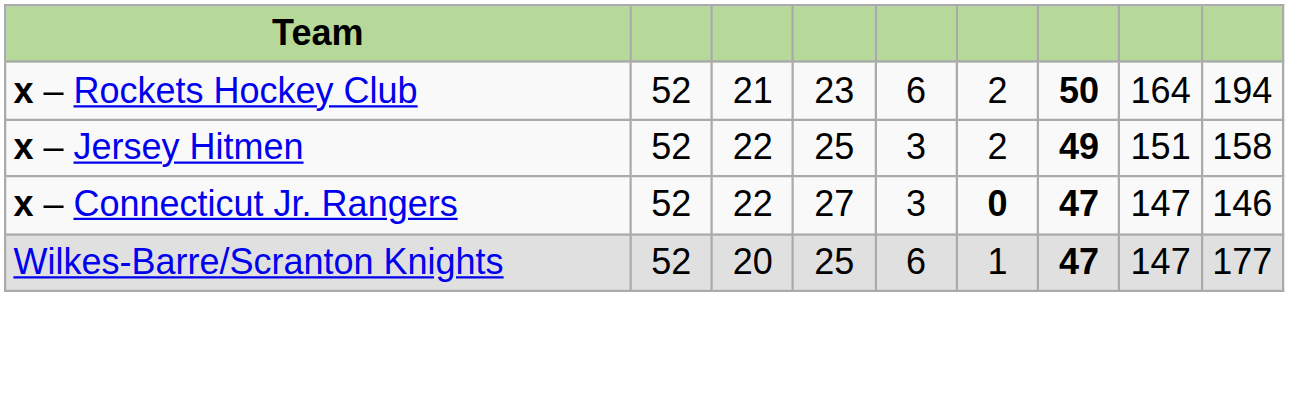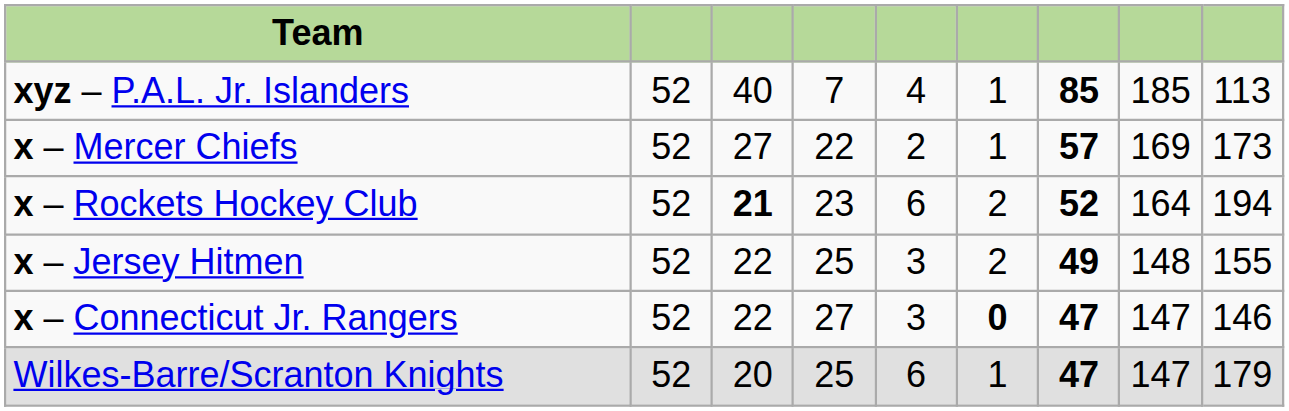+ row: (211, 90)
+ row: (155, 147)
(753, 90) normal -> (753, 204) bold
(1079, 90) 50 -> (1079, 204) 52
(1161, 147) 151 -> (1161, 261) 148
(1242, 147) 158 -> (1242, 261) 155
(1242, 261) 177 -> (1242, 375) 179
